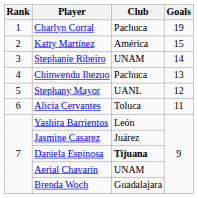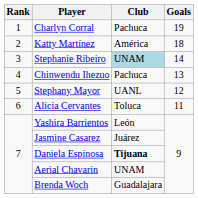(179, 43) 15 -> (179, 43) 18
(129, 59) no background -> (129, 59) lightblue background
